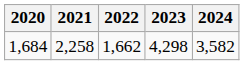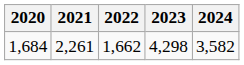(75, 45) 2,258 -> (75, 45) 2,261
